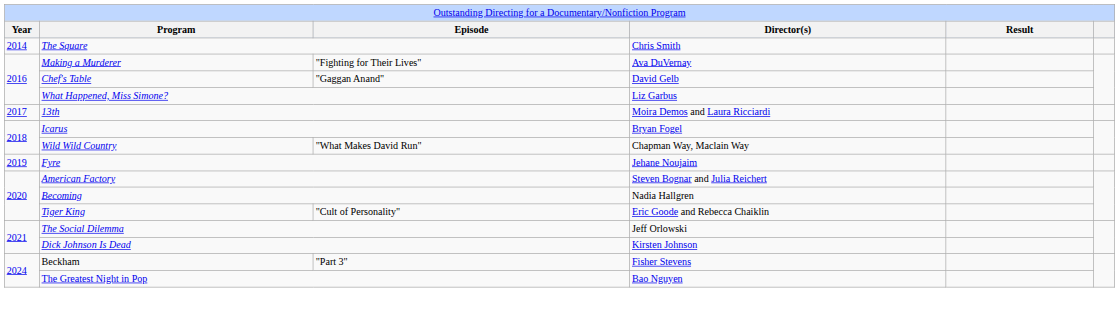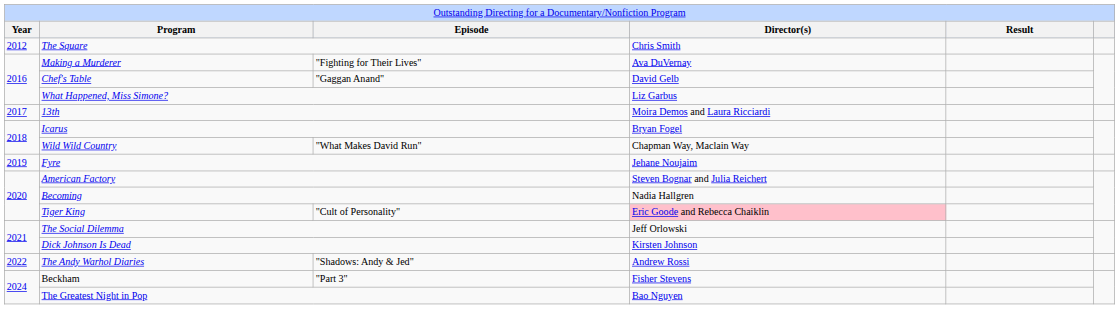(17, 46) 2014 -> (17, 46) 2012
(701, 212) no background -> (701, 212) pink background
+ row: (93, 262)
